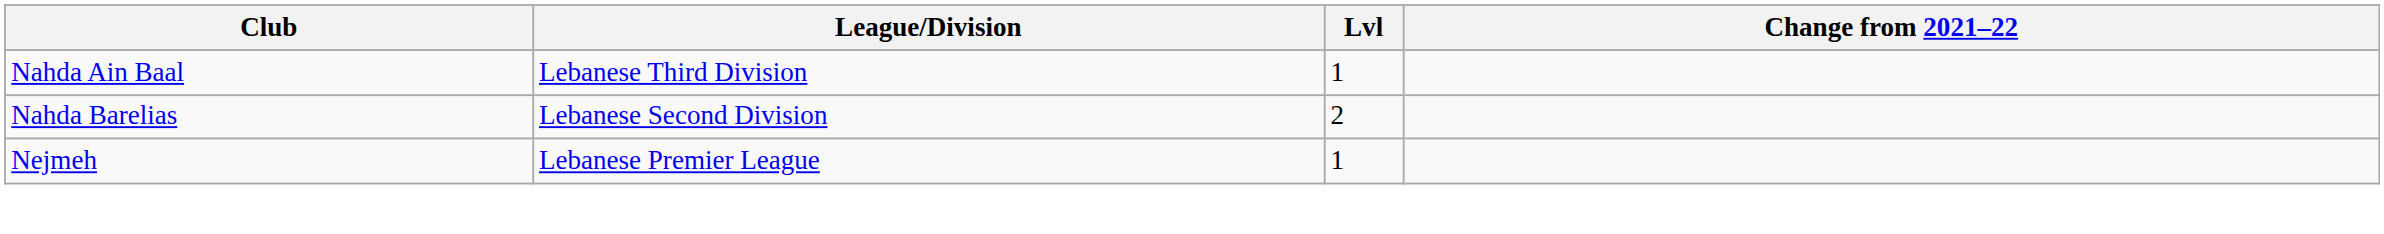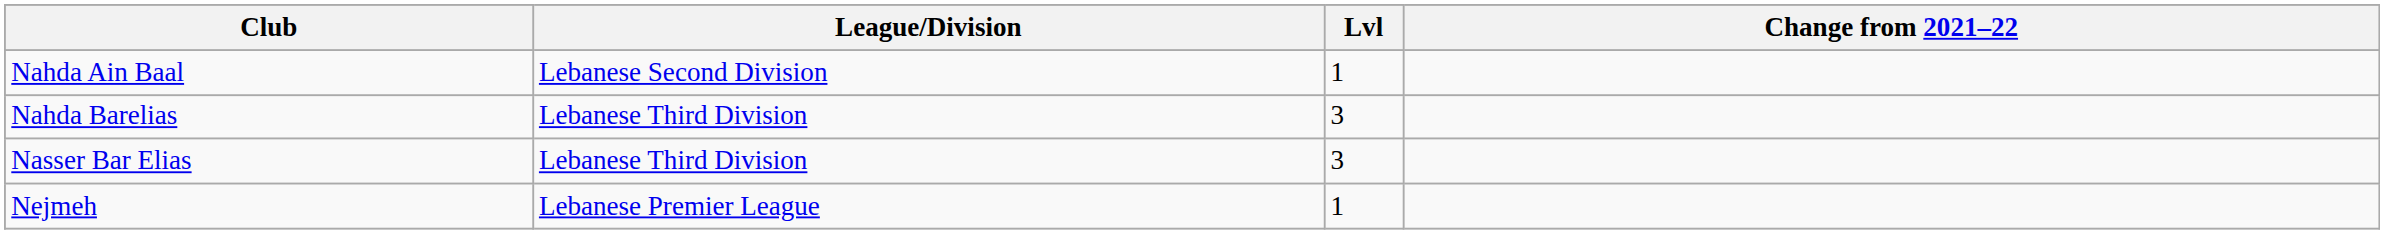(673, 71) Lebanese Third Division -> (683, 71) Lebanese Second Division
(683, 116) Lebanese Second Division -> (673, 116) Lebanese Third Division
(1337, 116) 2 -> (1337, 116) 3
+ row: (101, 161)
